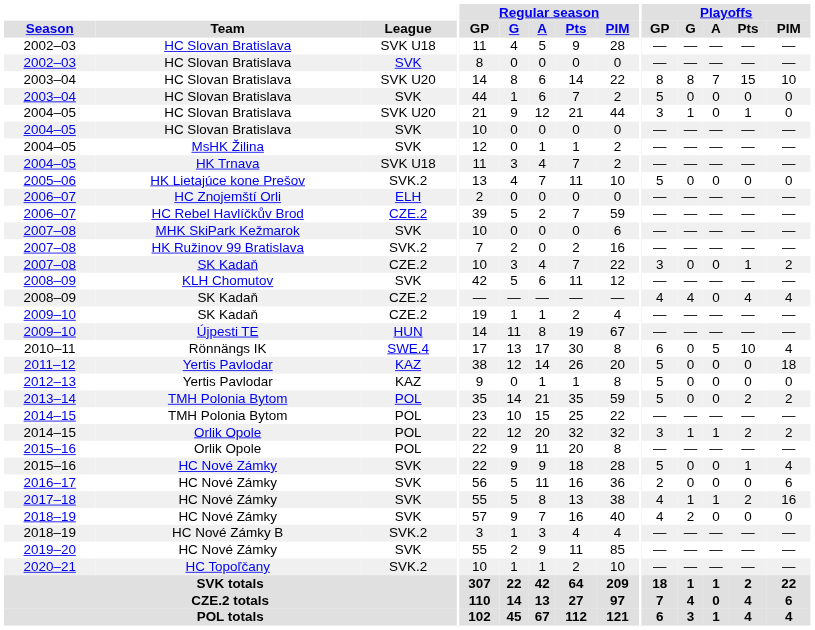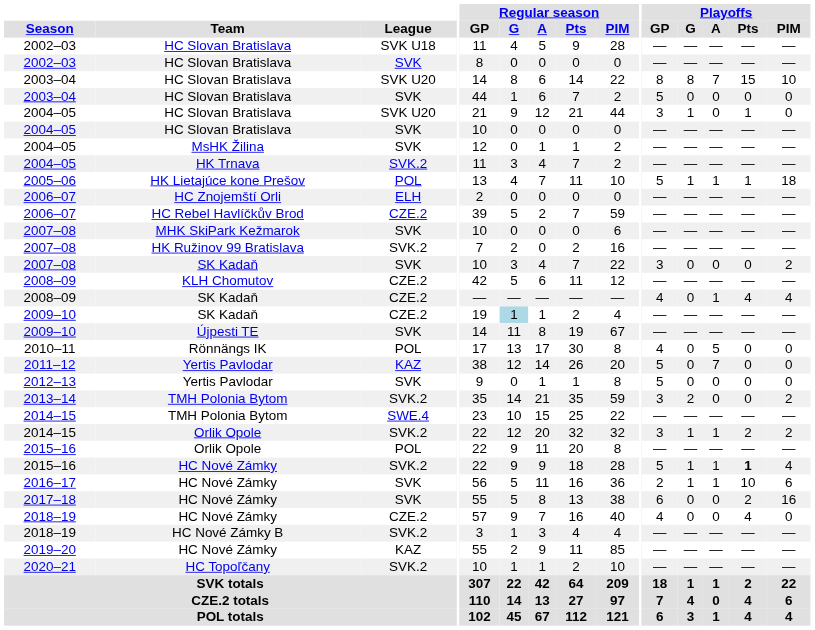(408, 163) SVK U18 -> (408, 163) SVK.2
(408, 180) SVK.2 -> (408, 180) POL
(690, 180) 0 -> (690, 180) 1
(716, 180) 0 -> (716, 180) 1
(748, 180) 0 -> (748, 180) 1
(789, 180) 0 -> (789, 180) 18
(408, 264) CZE.2 -> (408, 264) SVK
(748, 264) 1 -> (748, 264) 0
(408, 281) SVK -> (408, 281) CZE.2
(690, 298) 4 -> (690, 298) 0
(716, 298) 0 -> (716, 298) 1
(514, 314) no background -> (514, 314) lightblue background
(408, 331) HUN -> (408, 331) SVK
(408, 348) SWE.4 -> (408, 348) POL
(660, 348) 6 -> (660, 348) 4
(748, 348) 10 -> (748, 348) 0
(789, 348) 4 -> (789, 348) 0
(716, 365) 0 -> (716, 365) 7
(789, 365) 18 -> (789, 365) 0
(408, 382) KAZ -> (408, 382) SVK
(408, 398) POL -> (408, 398) SVK.2
(660, 398) 5 -> (660, 398) 3
(690, 398) 0 -> (690, 398) 2
(748, 398) 2 -> (748, 398) 0
(408, 415) POL -> (408, 415) SWE.4
(408, 432) POL -> (408, 432) SVK.2
(408, 466) SVK -> (408, 466) SVK.2
(690, 466) 0 -> (690, 466) 1
(716, 466) 0 -> (716, 466) 1
(748, 466) normal -> (748, 466) bold
(690, 482) 0 -> (690, 482) 1
(716, 482) 0 -> (716, 482) 1
(748, 482) 0 -> (748, 482) 10
(660, 499) 4 -> (660, 499) 6
(690, 499) 1 -> (690, 499) 0
(716, 499) 1 -> (716, 499) 0
(408, 516) SVK -> (408, 516) CZE.2
(690, 516) 2 -> (690, 516) 0
(748, 516) 0 -> (748, 516) 4
(408, 550) SVK -> (408, 550) KAZ
